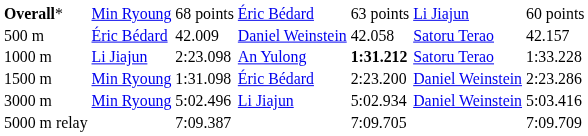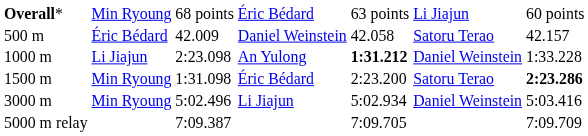(454, 57) Satoru Terao -> (468, 57) Daniel Weinstein
(468, 79) Daniel Weinstein -> (454, 79) Satoru Terao
(554, 79) normal -> (554, 79) bold
